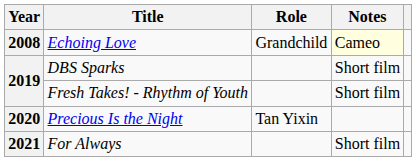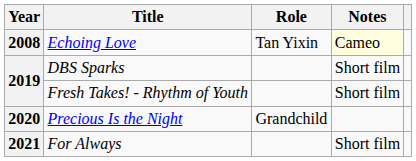(291, 42) Grandchild -> (287, 42) Tan Yixin
(287, 118) Tan Yixin -> (291, 118) Grandchild
